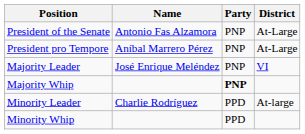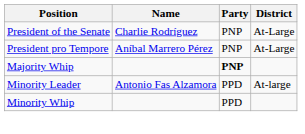(166, 31) Antonio Fas Alzamora -> (156, 31) Charlie Rodríguez
- row: (43, 66)
(156, 102) Charlie Rodríguez -> (166, 84) Antonio Fas Alzamora
